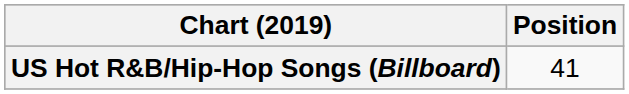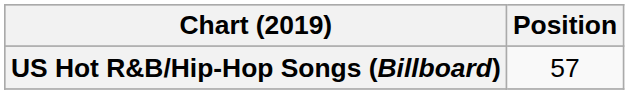(565, 67) 41 -> (565, 67) 57
